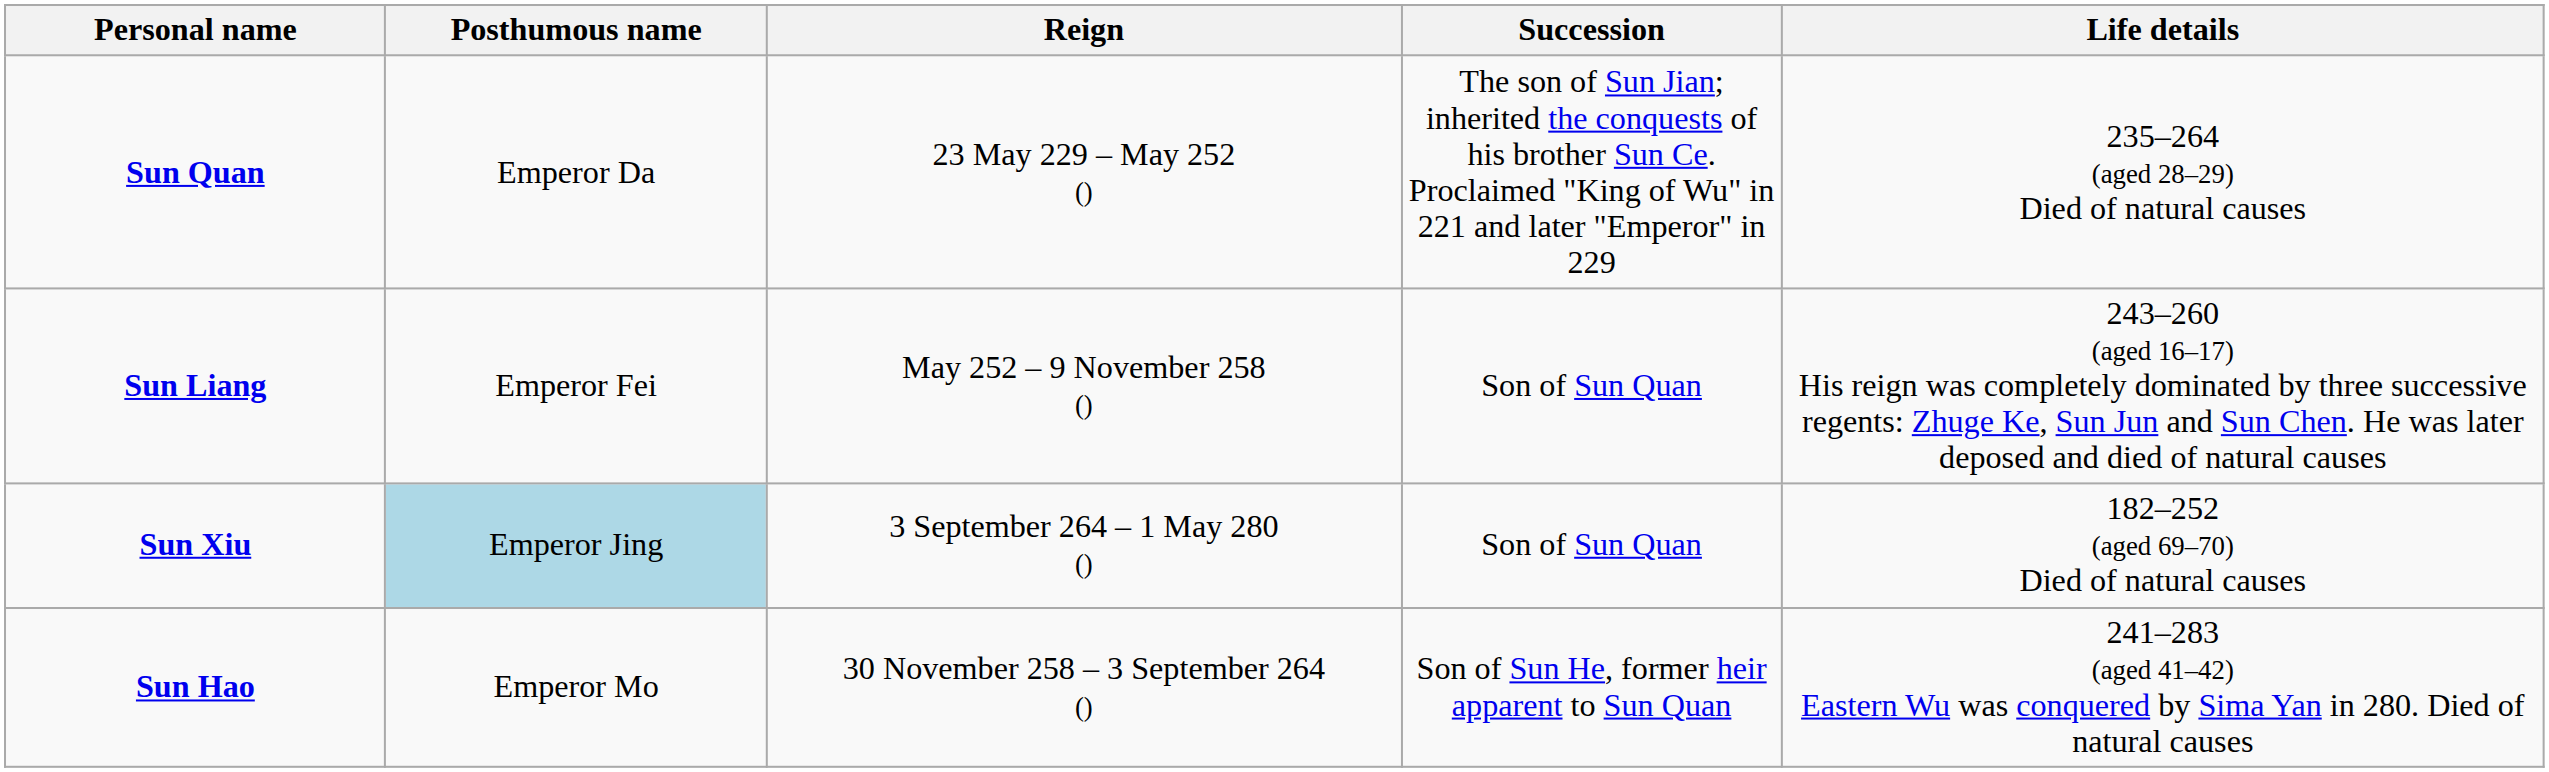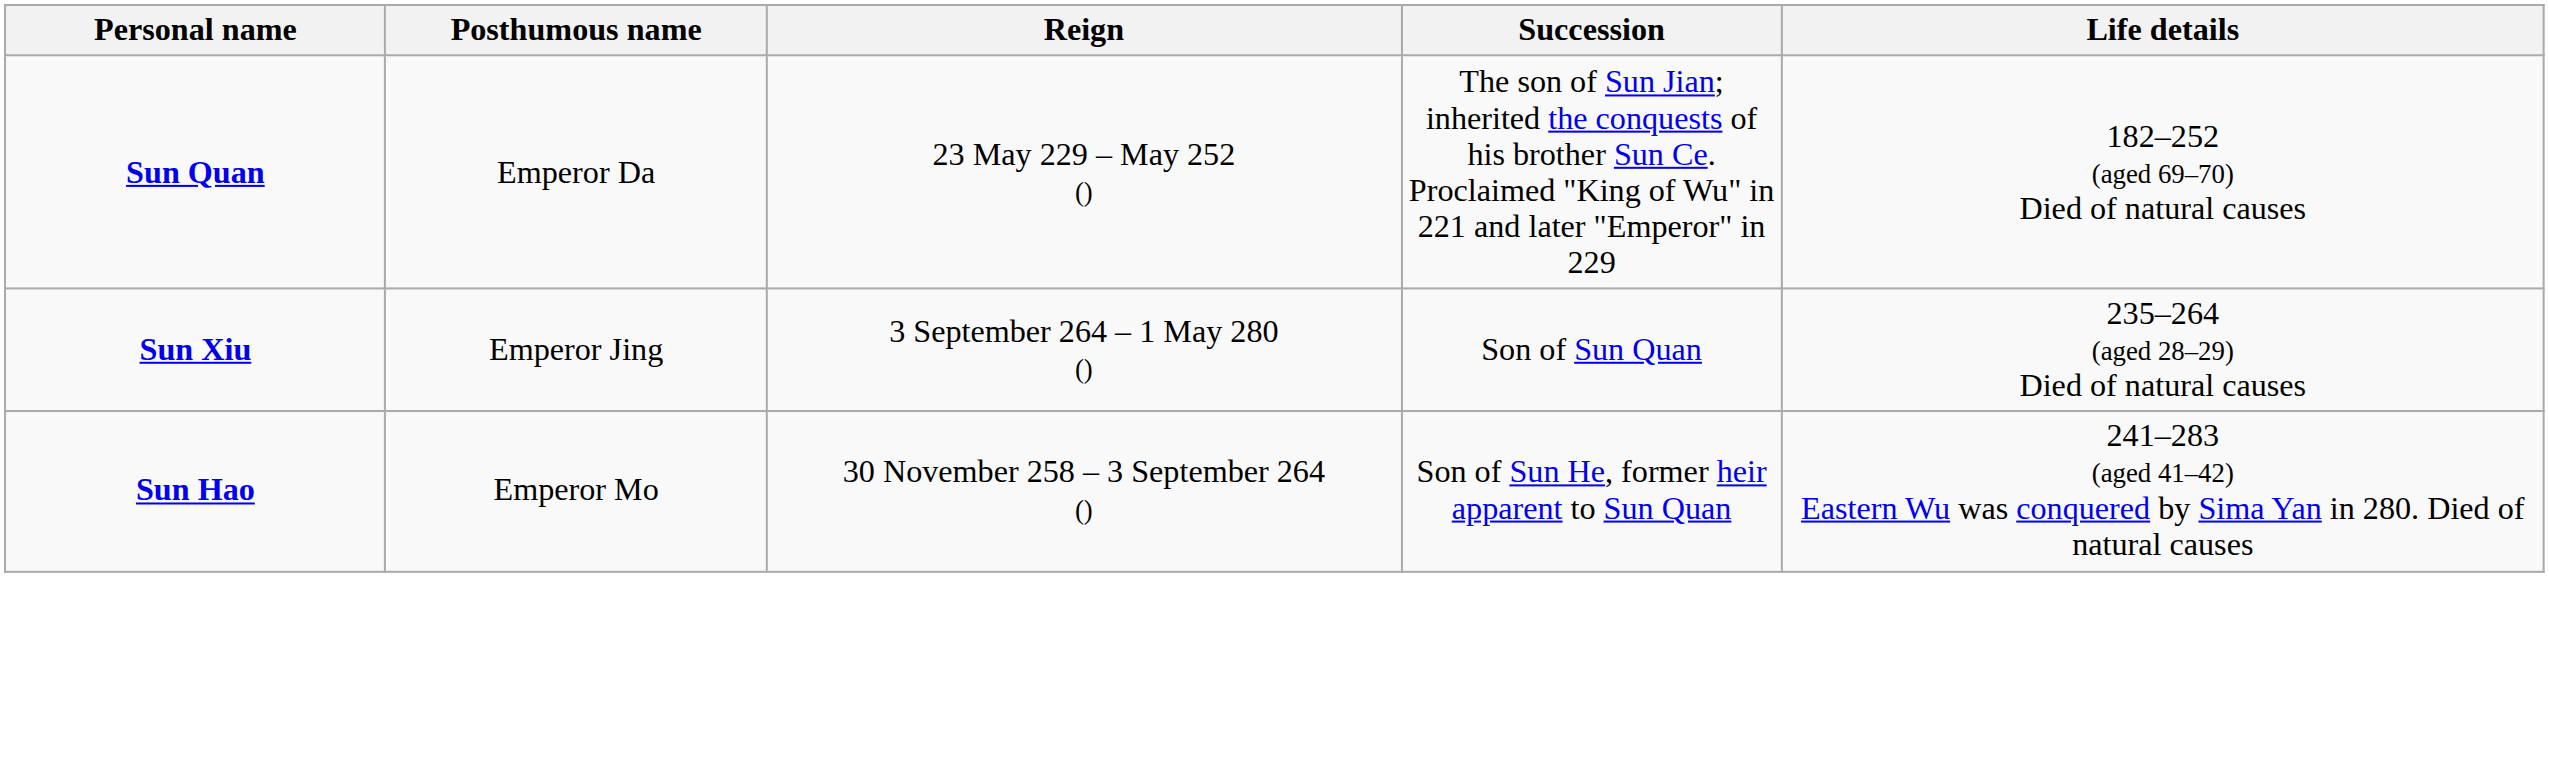(2163, 171) 235–264 (aged 28–29) Died of natural causes -> (2163, 171) 182–252 (aged 69–70) Died of natural causes
- row: (195, 385)
(576, 544) lightblue background -> (576, 349) no background
(2163, 544) 182–252 (aged 69–70) Died of natural causes -> (2163, 349) 235–264 (aged 28–29) Died of natural causes
